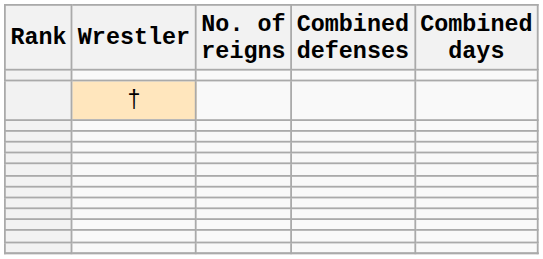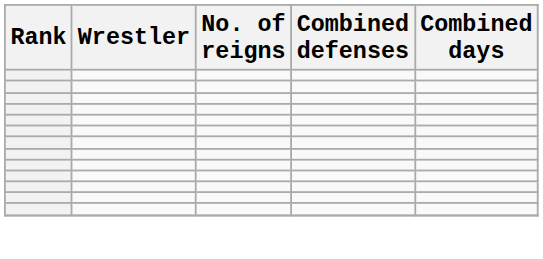- row: (39, 100)
